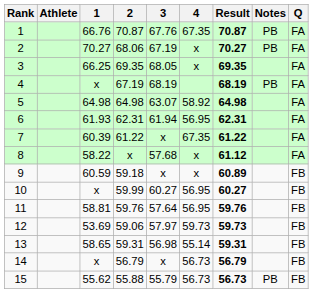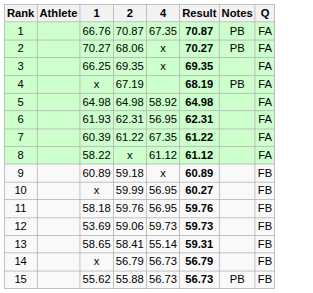- column: (163, 13)
(196, 155) x -> (163, 155) 61.12
(97, 173) 60.59 -> (97, 173) 60.89
(97, 208) 58.81 -> (97, 208) 58.18
(130, 244) 59.31 -> (130, 244) 58.41
